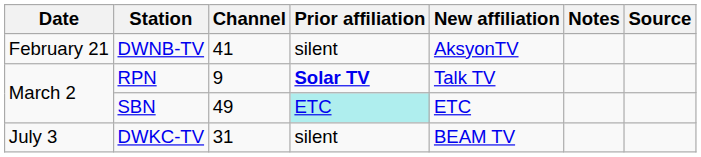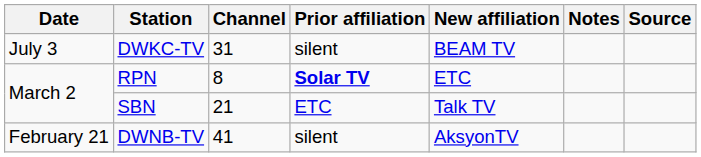rows swapped: (161, 48) <-> (161, 136)
(218, 78) 9 -> (218, 78) 8
(465, 78) Talk TV -> (453, 78) ETC
(223, 107) 49 -> (223, 107) 21
(313, 107) paleturquoise background -> (313, 107) no background
(453, 107) ETC -> (465, 107) Talk TV
